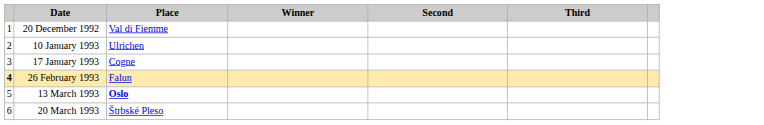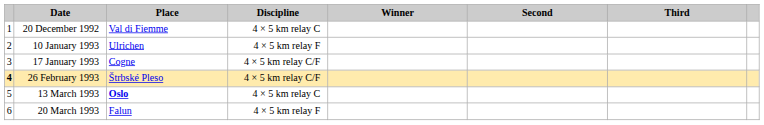+ column: (278, 12)
(120, 78) Falun -> (136, 78) Štrbské Pleso
(136, 111) Štrbské Pleso -> (120, 111) Falun
